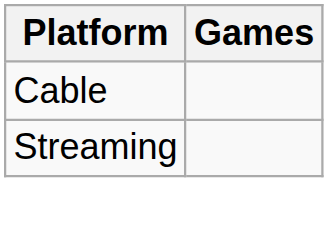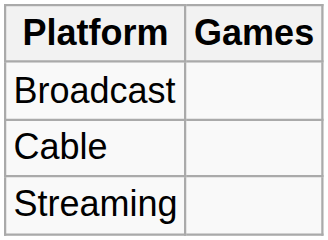+ row: (94, 90)
